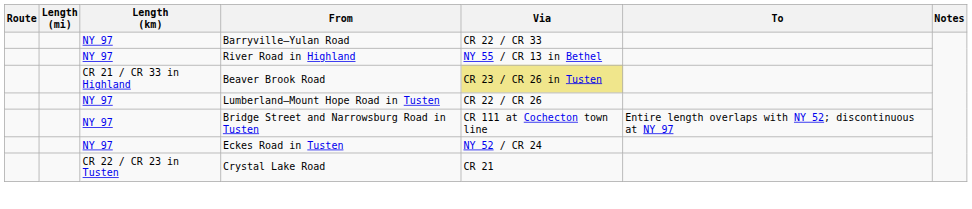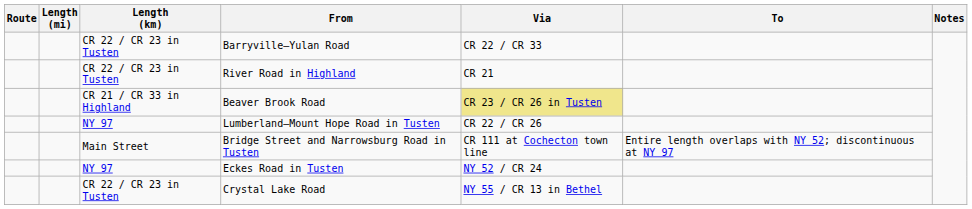(98, 40) NY 97 -> (131, 46) CR 22 / CR 23 in Tusten
(98, 57) NY 97 -> (131, 74) CR 22 / CR 23 in Tusten
(533, 57) NY 55 / CR 13 in Bethel -> (479, 74) CR 21
(98, 123) NY 97 -> (116, 146) Main Street
(479, 167) CR 21 -> (533, 190) NY 55 / CR 13 in Bethel
